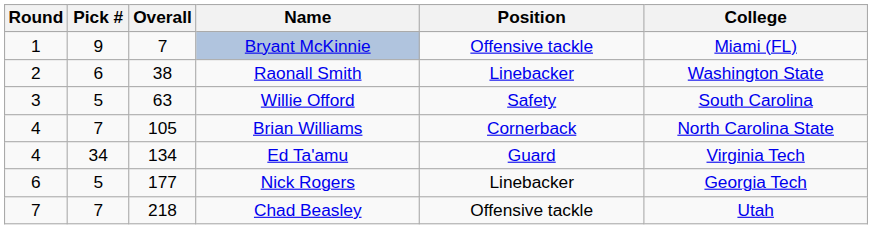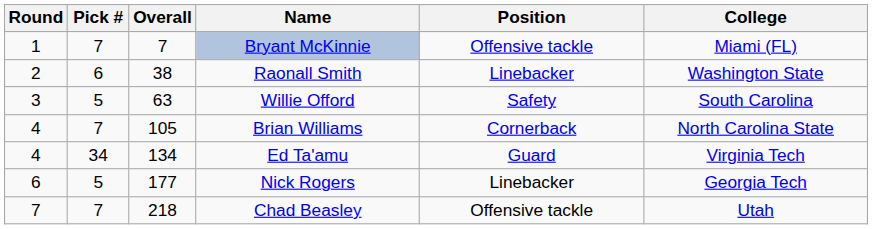(98, 45) 9 -> (98, 45) 7
